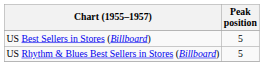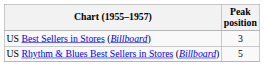(240, 38) 5 -> (240, 38) 3
